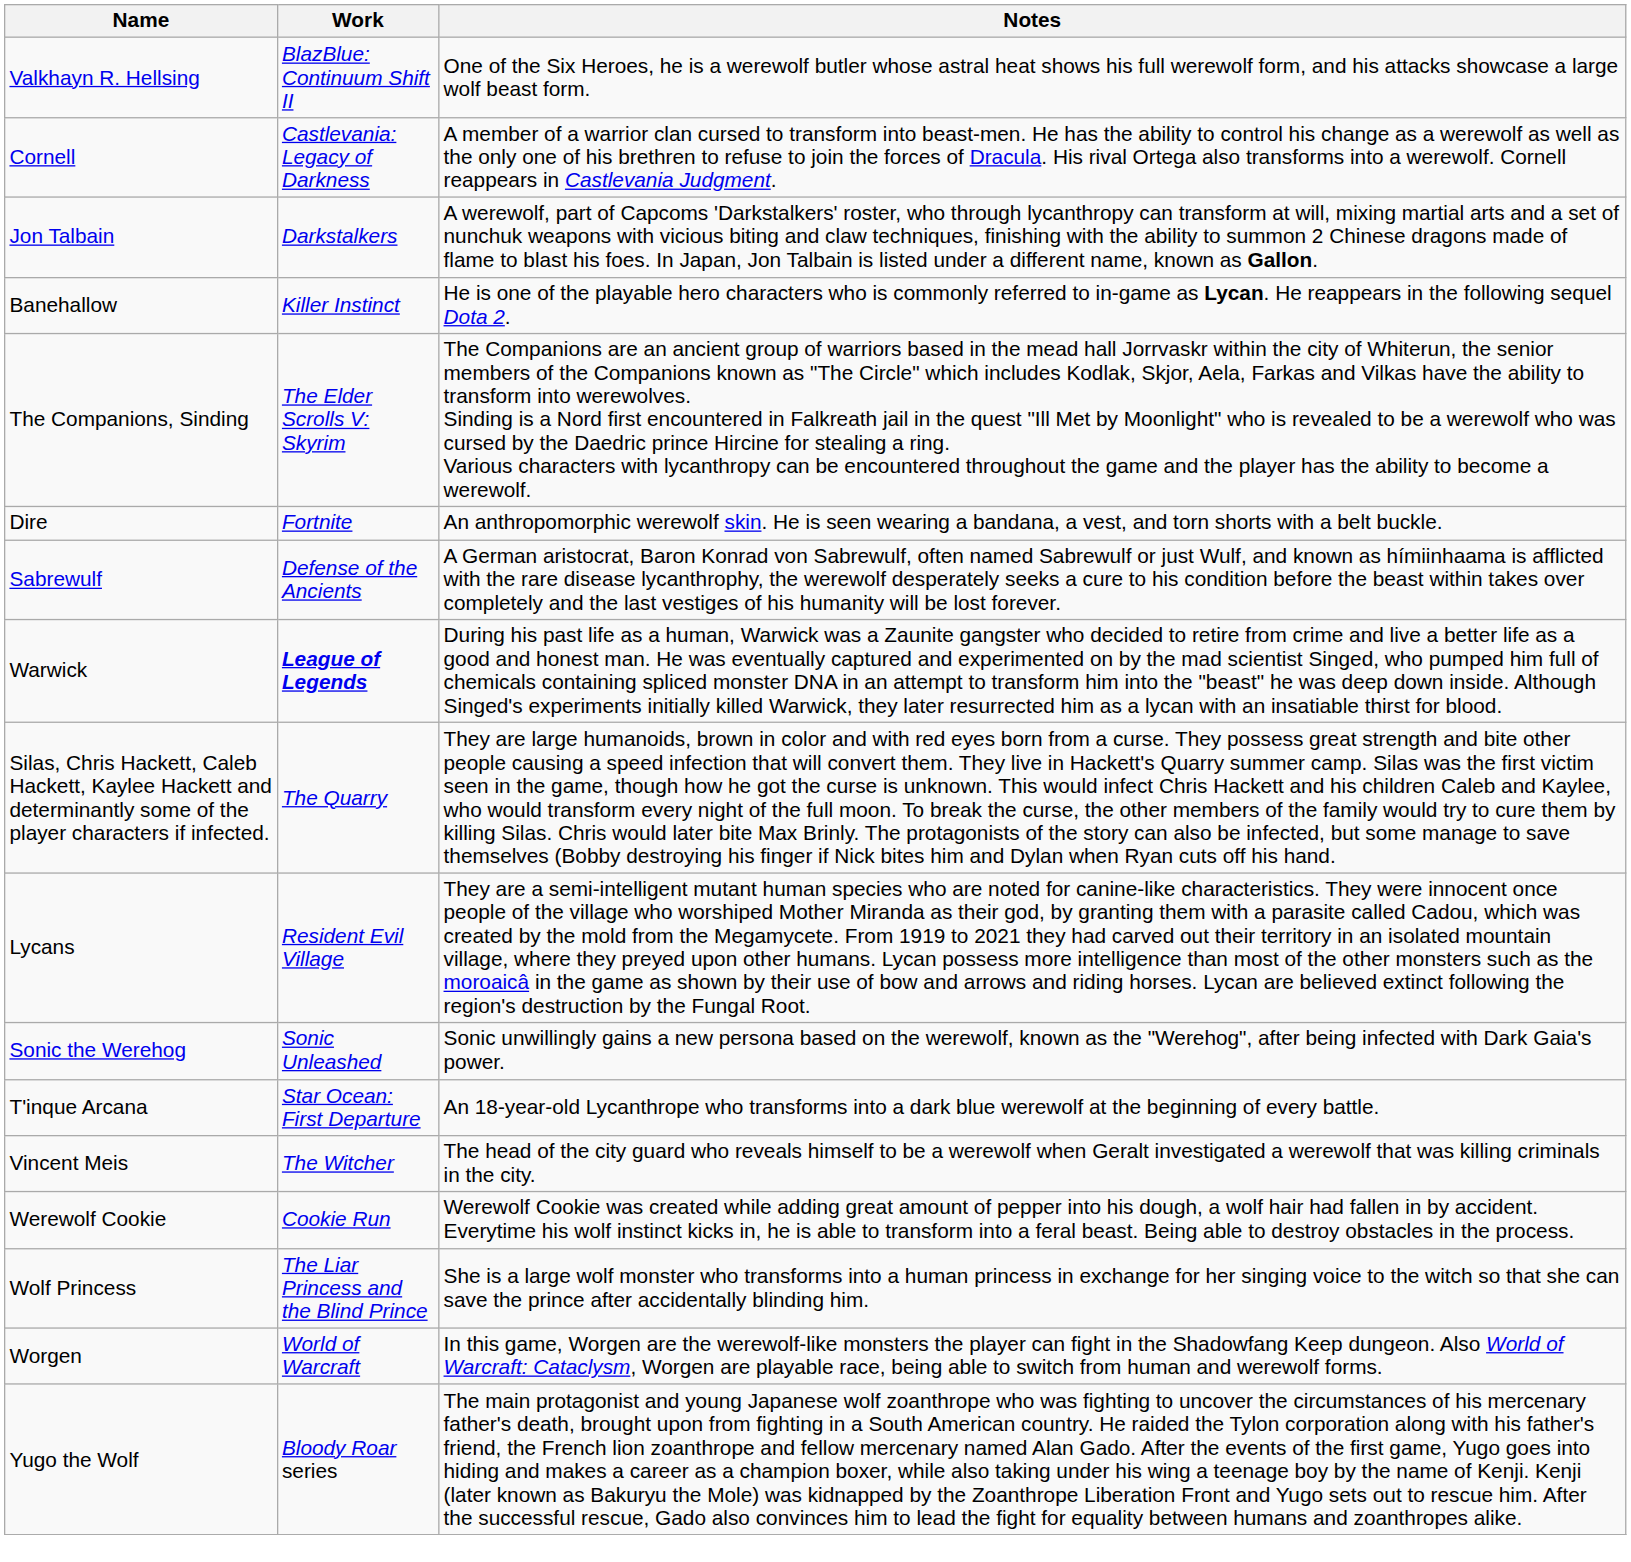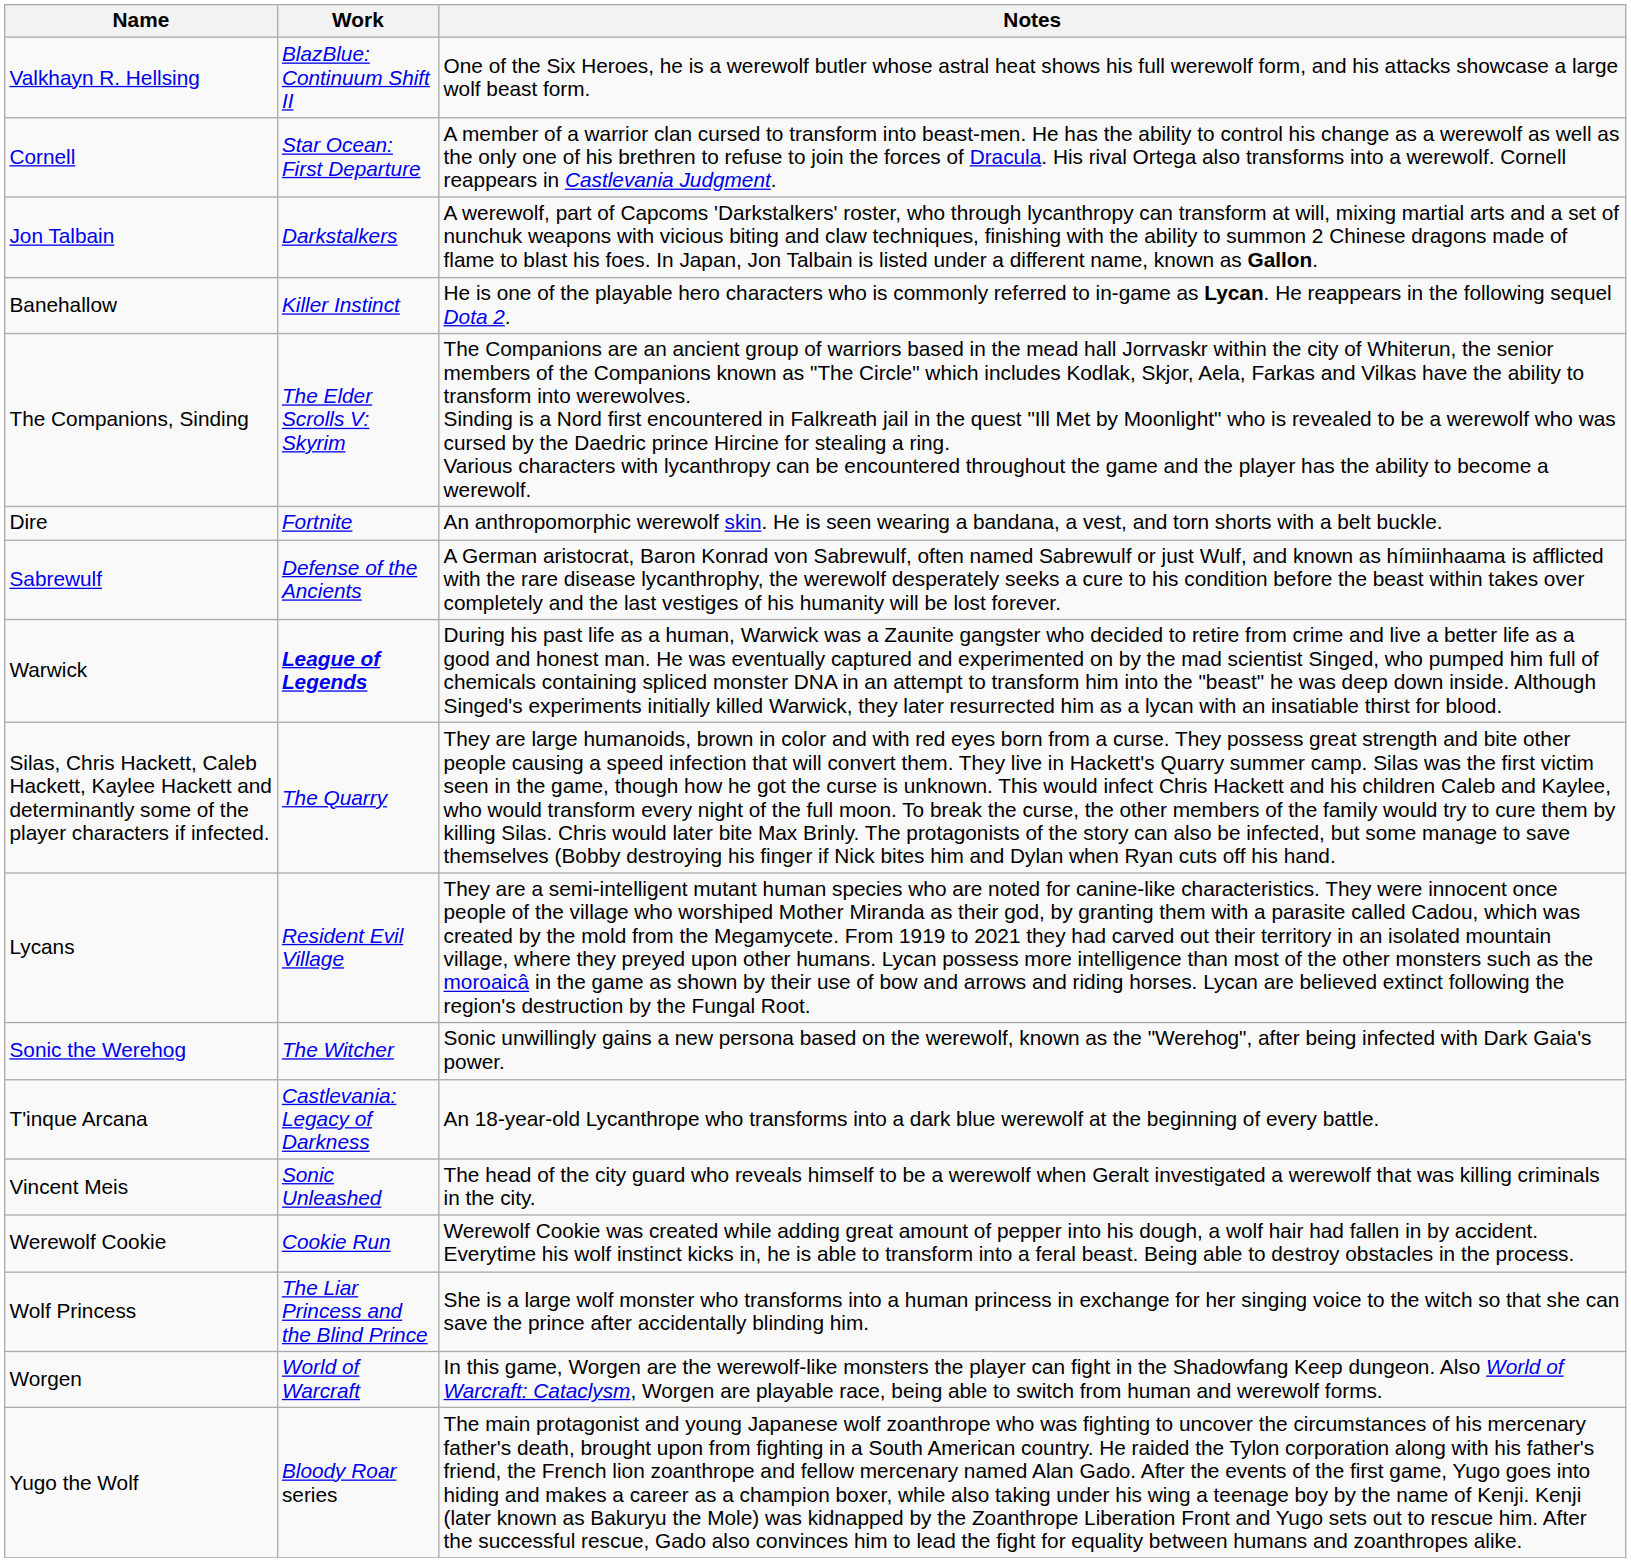(339, 157) Castlevania: Legacy of Darkness -> (351, 157) Star Ocean: First Departure
(332, 1050) Sonic Unleashed -> (338, 1050) The Witcher
(351, 1107) Star Ocean: First Departure -> (339, 1118) Castlevania: Legacy of Darkness
(338, 1163) The Witcher -> (332, 1186) Sonic Unleashed
